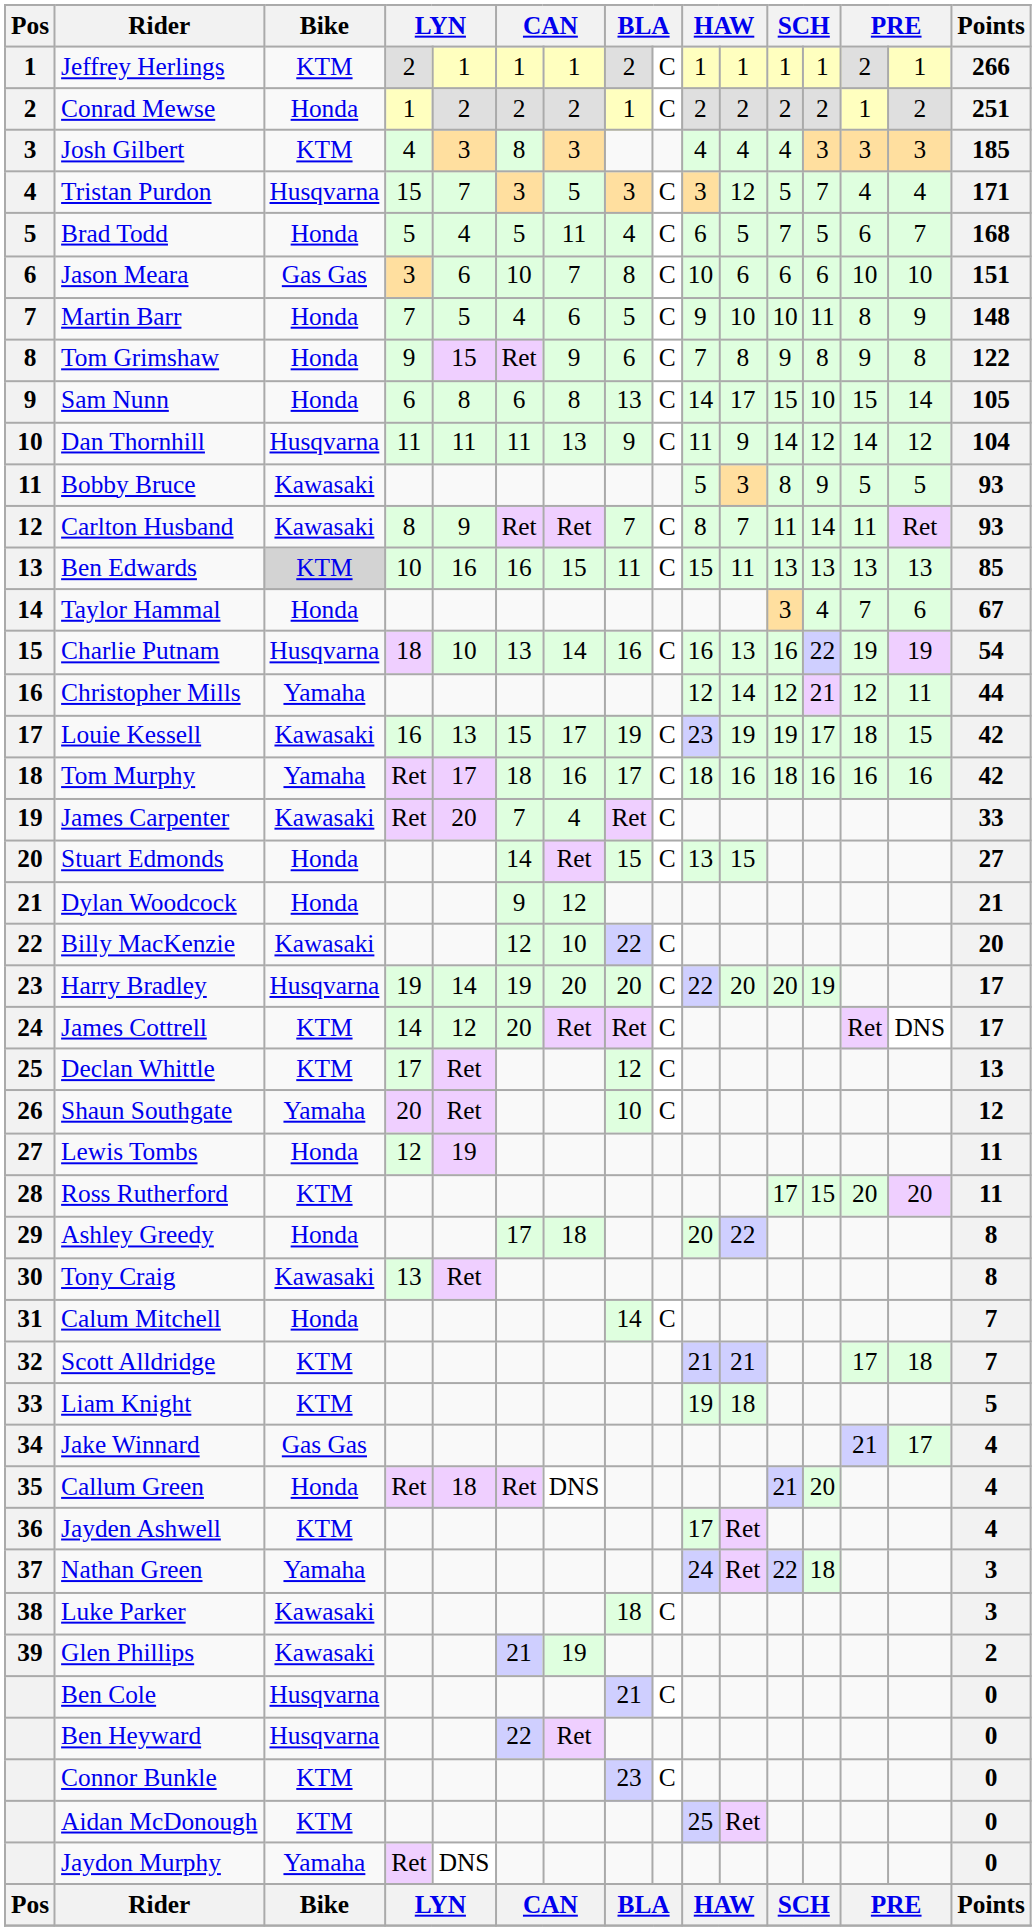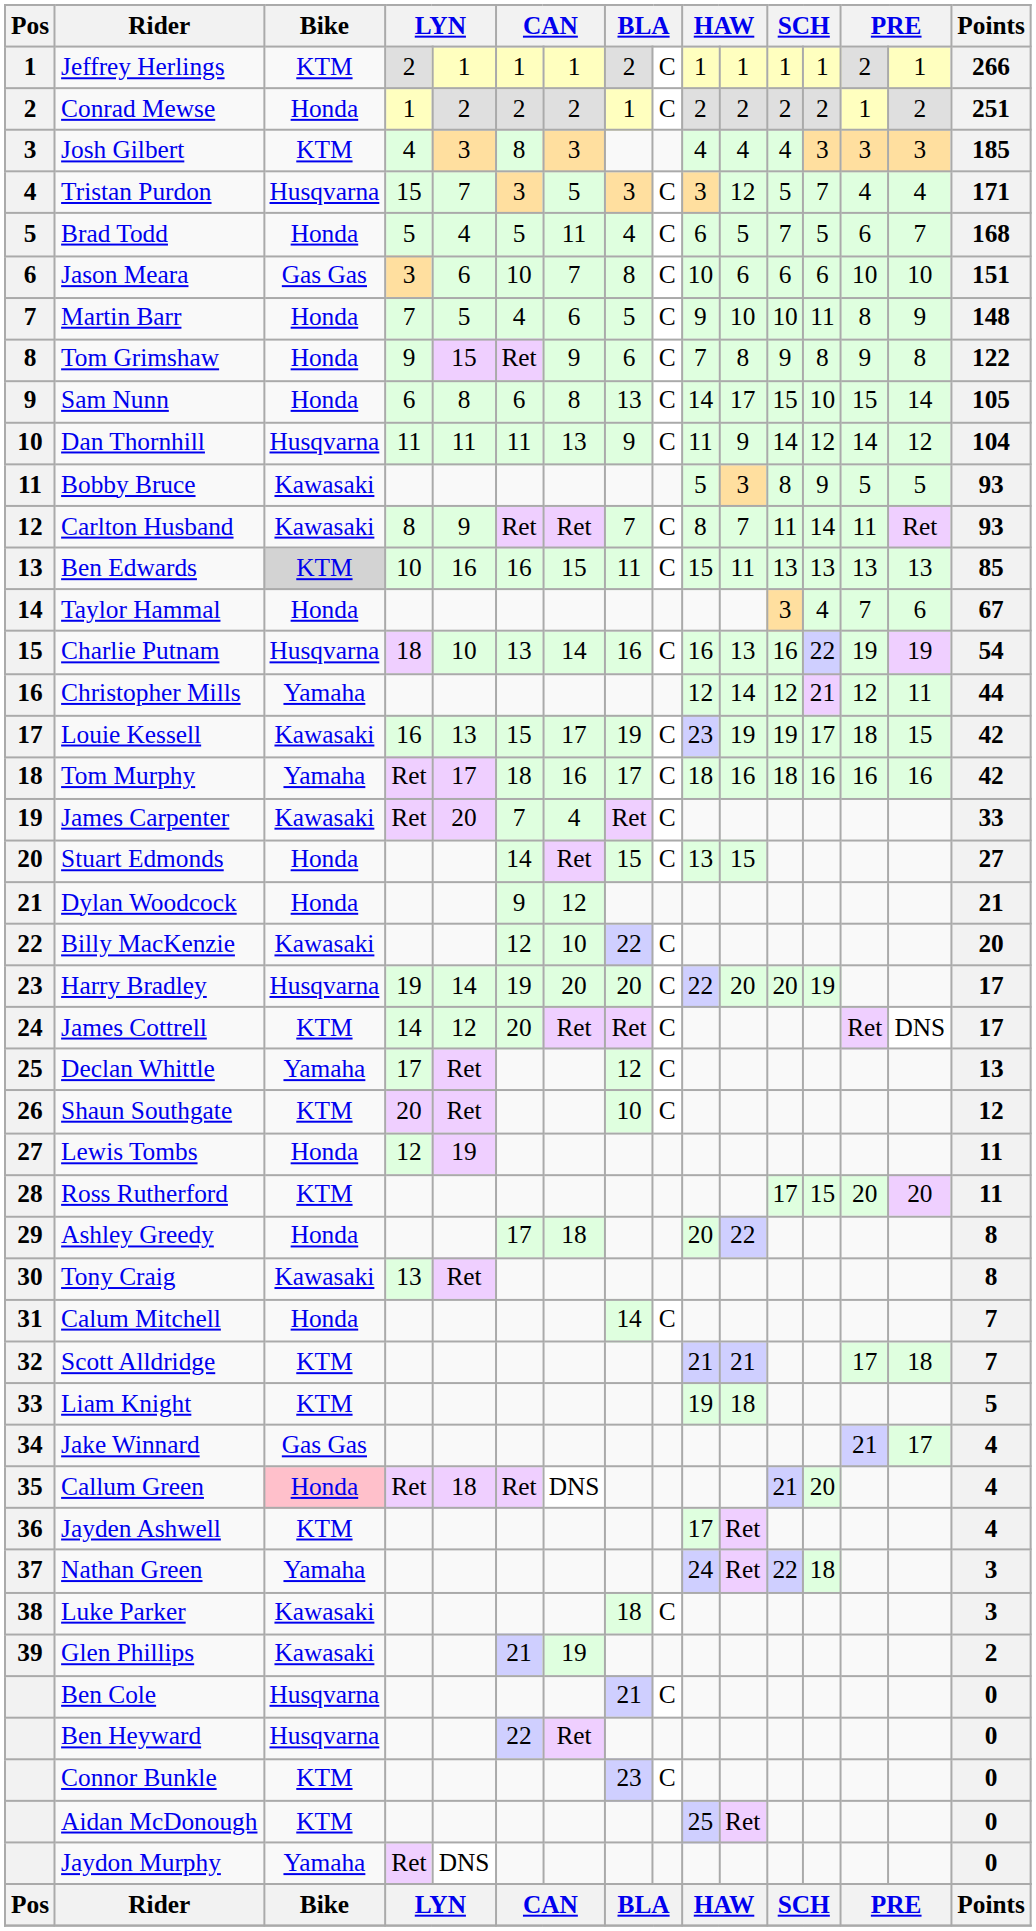(324, 1069) KTM -> (324, 1069) Yamaha
(324, 1111) Yamaha -> (324, 1111) KTM
(324, 1486) no background -> (324, 1486) pink background
